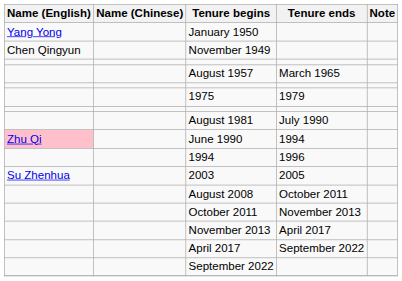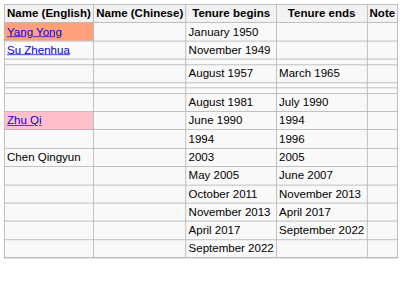(34, 31) no background -> (34, 31) lightsalmon background
(44, 50) Chen Qingyun -> (38, 50) Su Zhenhua
- row: (201, 97)
(38, 175) Su Zhenhua -> (44, 157) Chen Qingyun
+ row: (214, 175)
- row: (221, 193)
